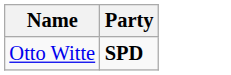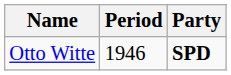+ column: (134, 20)
